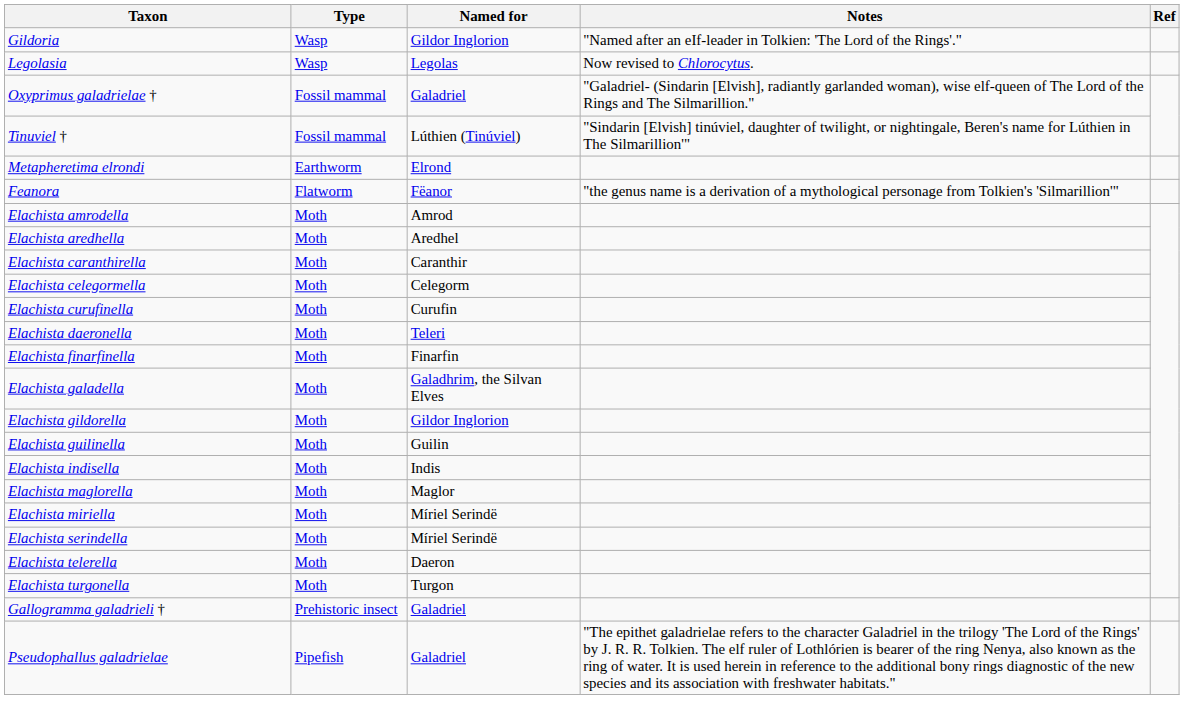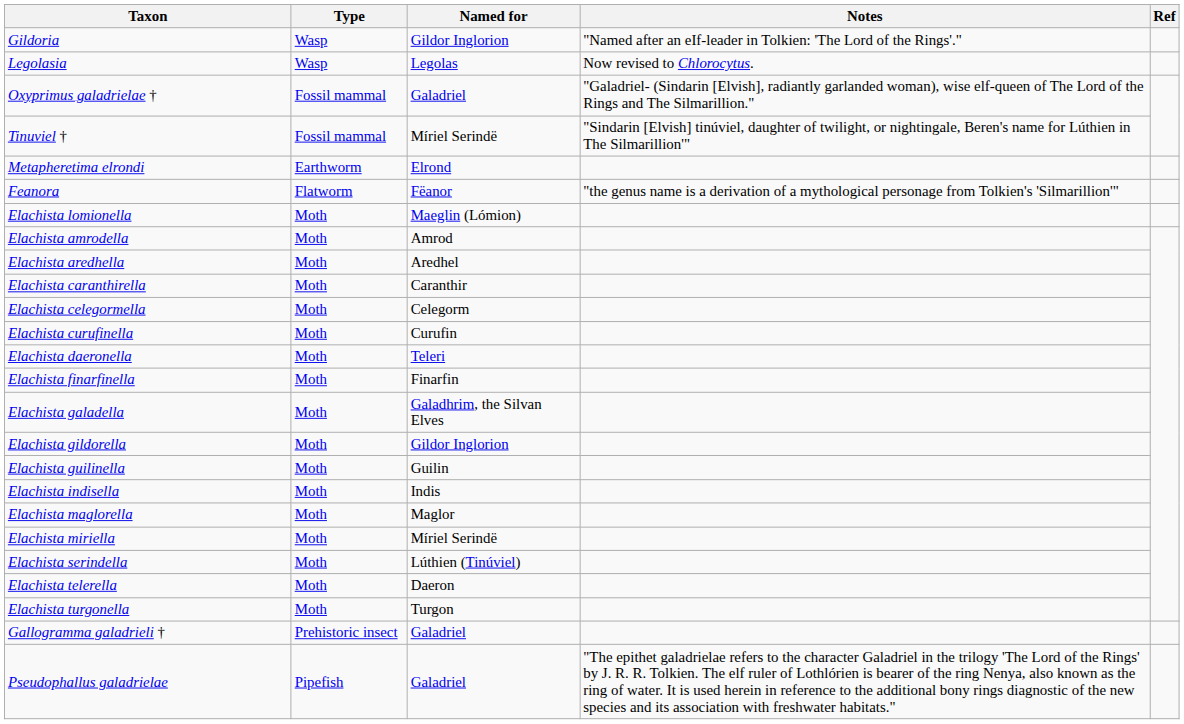(466, 135) Lúthien (Tinúviel) -> (454, 135) Míriel Serindë
+ row: (70, 214)
(454, 538) Míriel Serindë -> (466, 562) Lúthien (Tinúviel)
